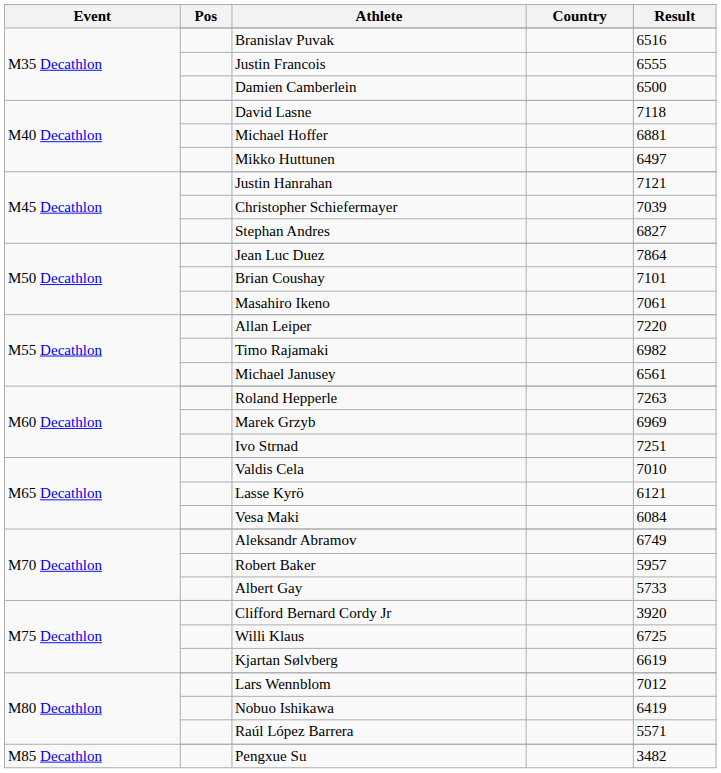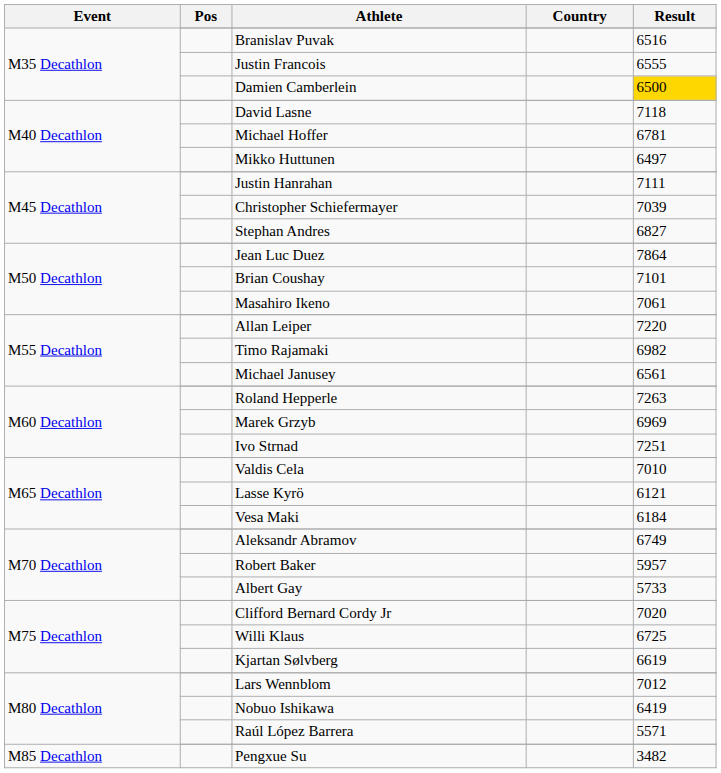(652, 87) no background -> (652, 87) gold background
(652, 135) 6881 -> (652, 135) 6781
(652, 183) 7121 -> (651, 183) 7111
(652, 517) 6084 -> (652, 517) 6184
(652, 612) 3920 -> (652, 612) 7020
